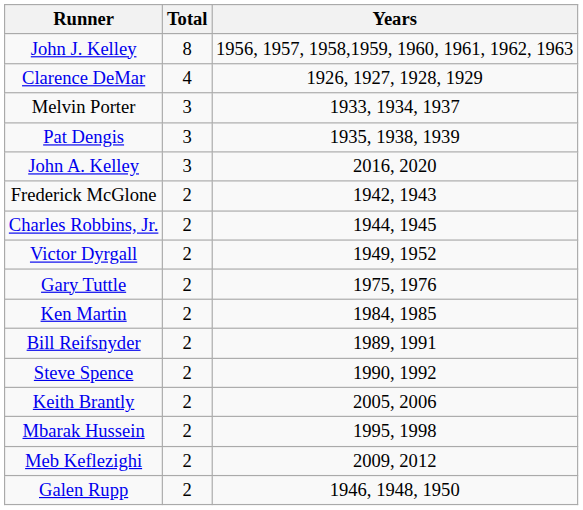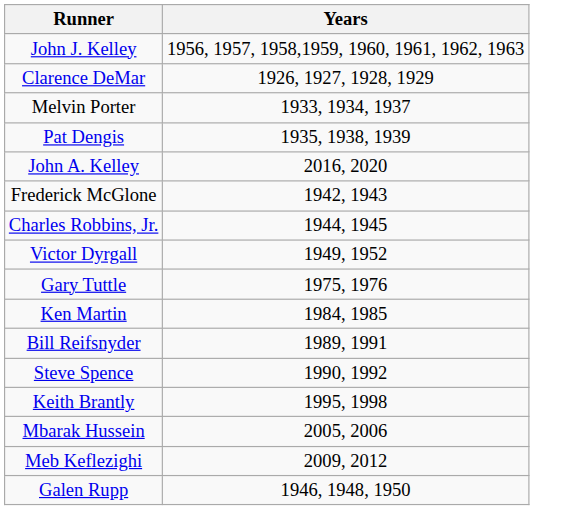- column: (187, 19)
(395, 401) 2005, 2006 -> (346, 401) 1995, 1998
(395, 431) 1995, 1998 -> (346, 431) 2005, 2006
